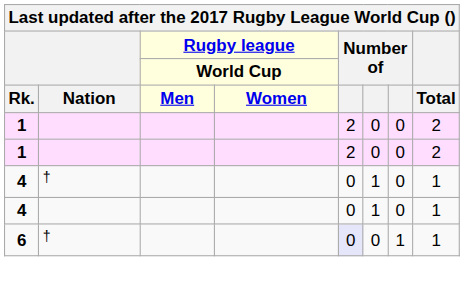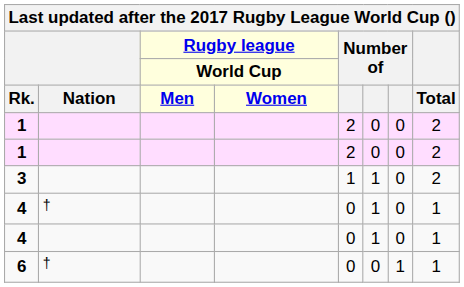+ row: (22, 179)
(351, 240) lavender background -> (351, 266) no background
